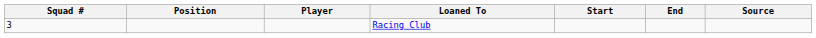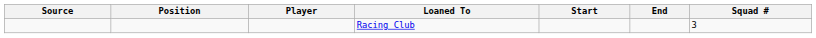columns swapped: (65, 12) <-> (758, 12)
